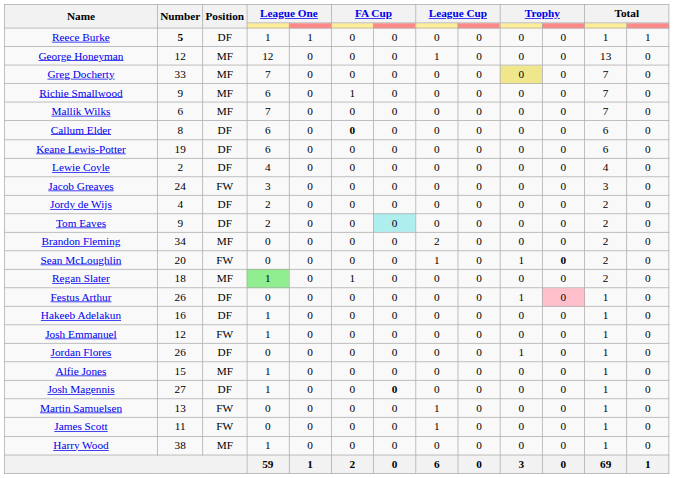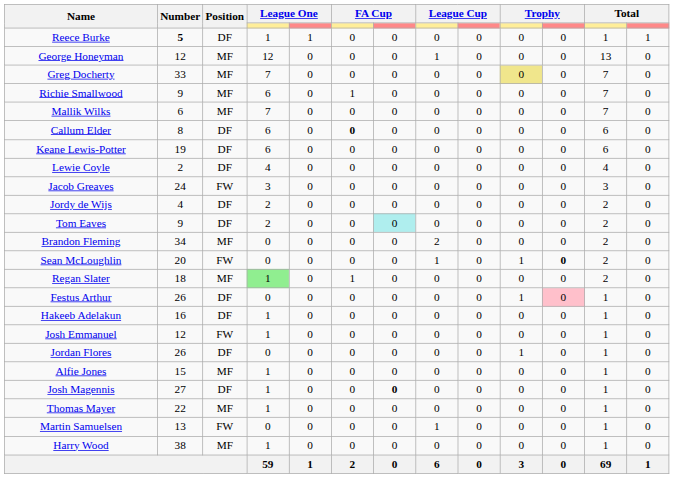+ row: (81, 408)
- row: (81, 427)
